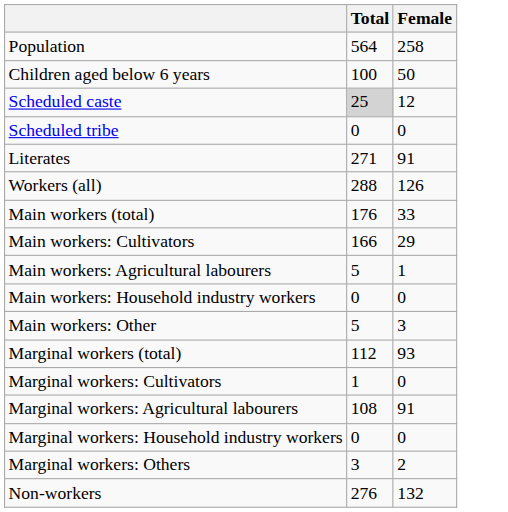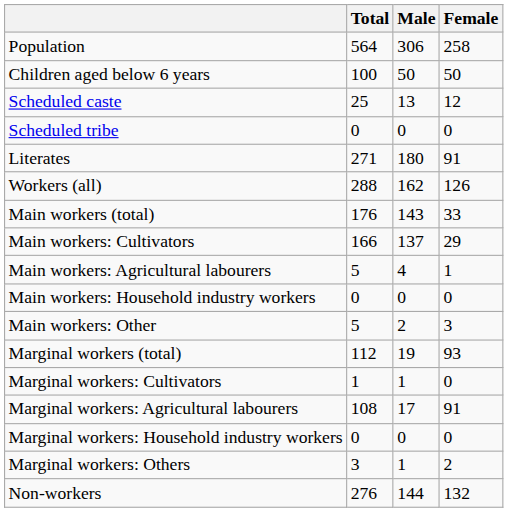+ column: (416, 18)
(360, 102) lightgrey background -> (360, 102) no background
